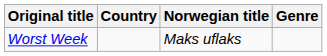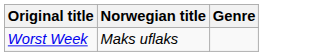- column: (129, 16)
